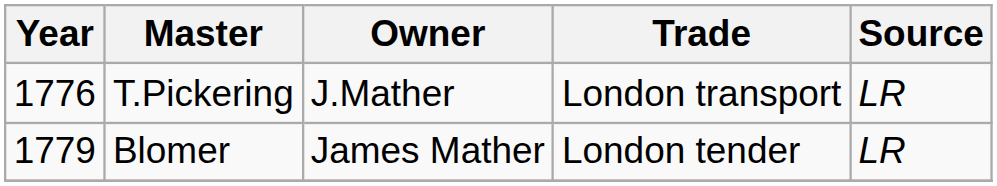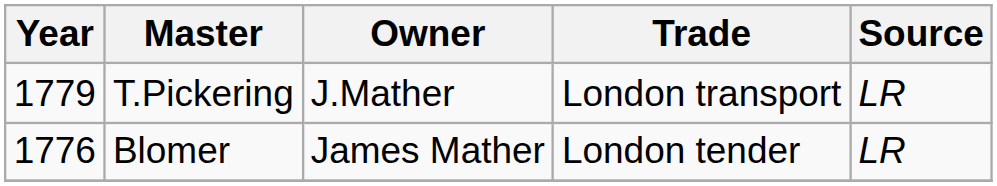(55, 92) 1776 -> (55, 92) 1779
(55, 151) 1779 -> (55, 151) 1776
